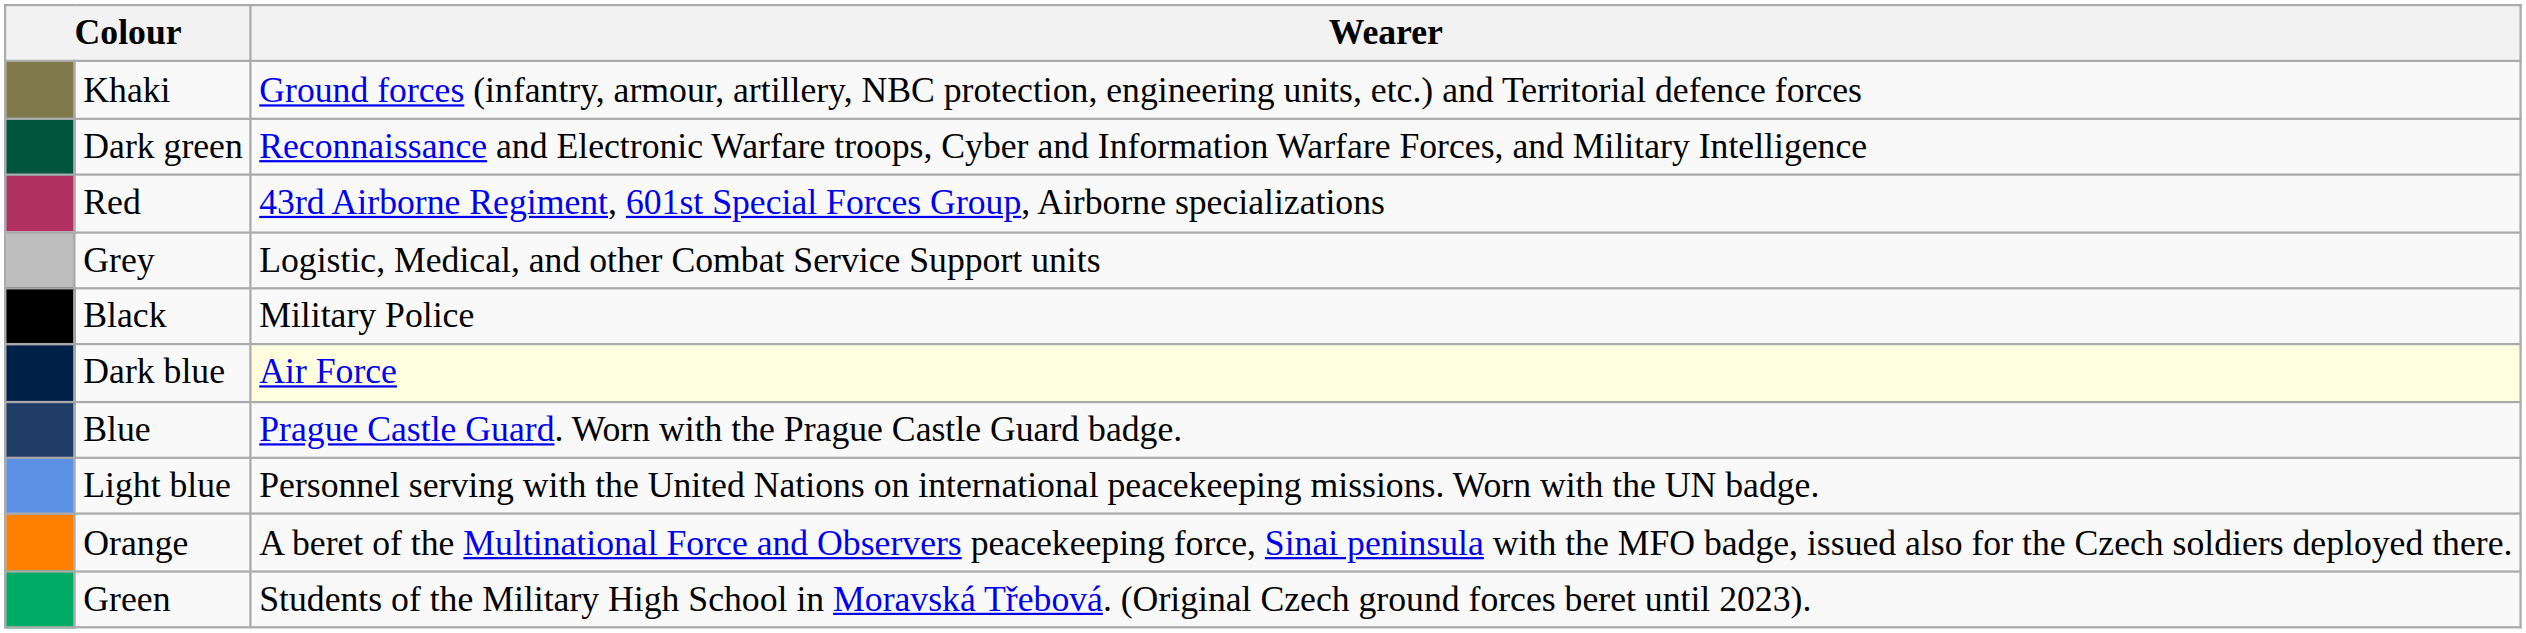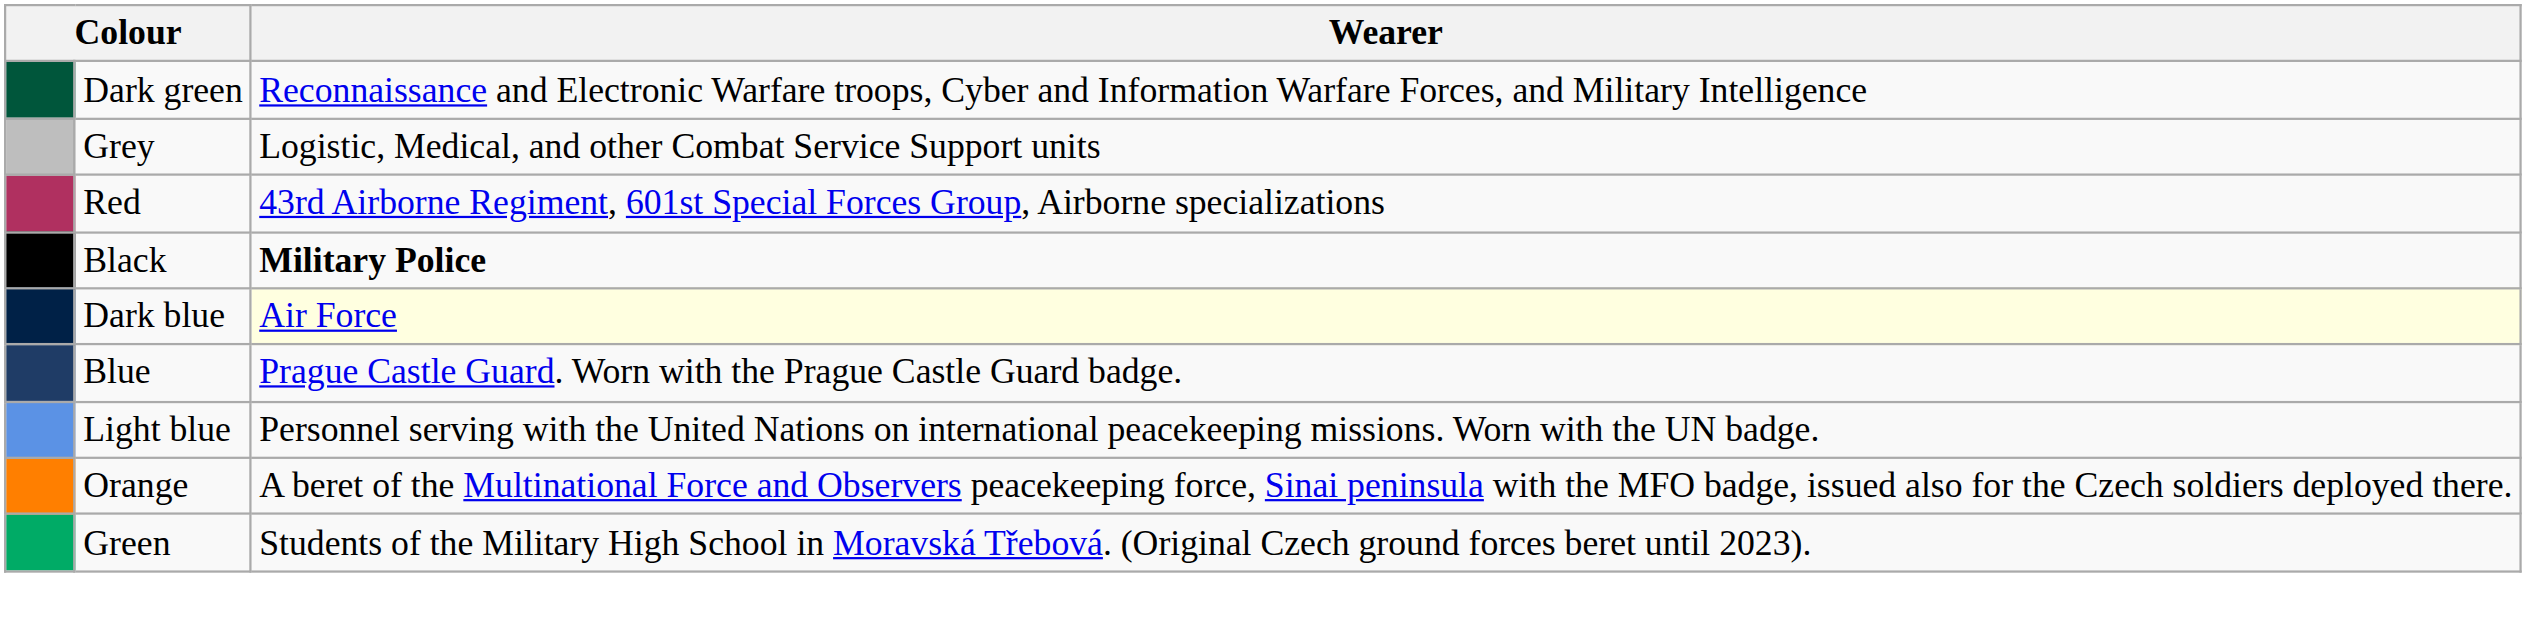- row: (127, 89)
rows swapped: (112, 202) <-> (119, 259)
(367, 315) normal -> (373, 259) bold
